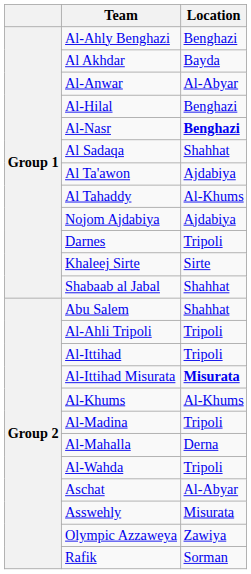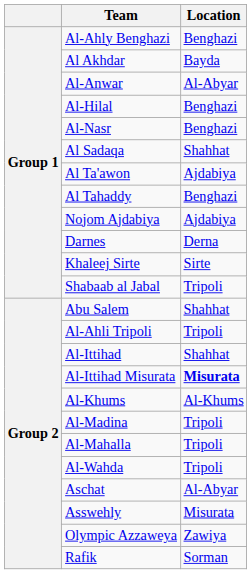(212, 128) bold -> (210, 128) normal
(214, 196) Al-Khums -> (210, 196) Benghazi
(203, 241) Tripoli -> (201, 241) Derna
(206, 286) Shahhat -> (203, 286) Tripoli
(203, 354) Tripoli -> (206, 354) Shahhat
(201, 444) Derna -> (203, 444) Tripoli
